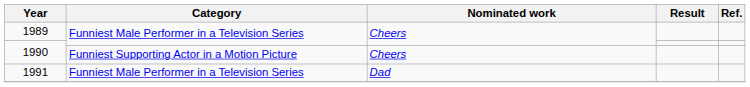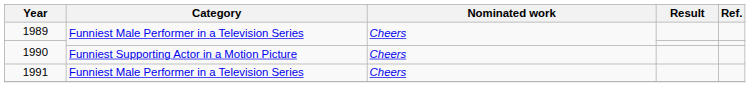(380, 72) Dad -> (388, 72) Cheers
